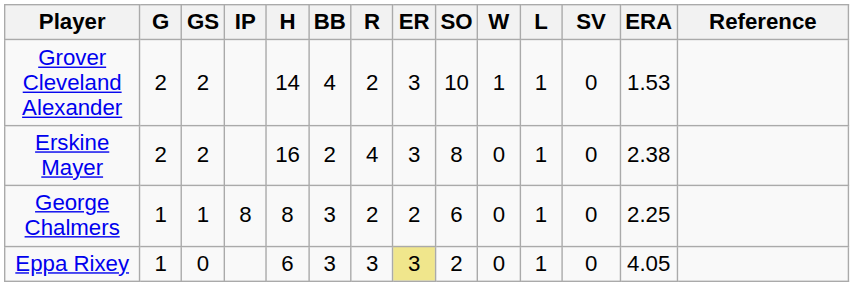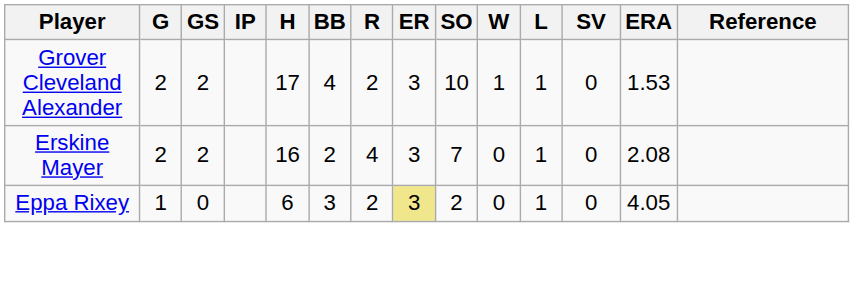(288, 82) 14 -> (288, 82) 17
(457, 155) 8 -> (457, 155) 7
(649, 155) 2.38 -> (649, 155) 2.08
- row: (72, 215)
(372, 263) 3 -> (372, 203) 2
